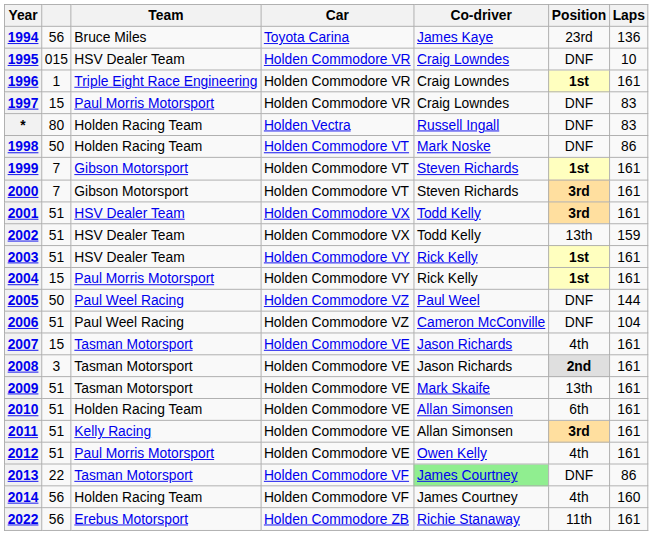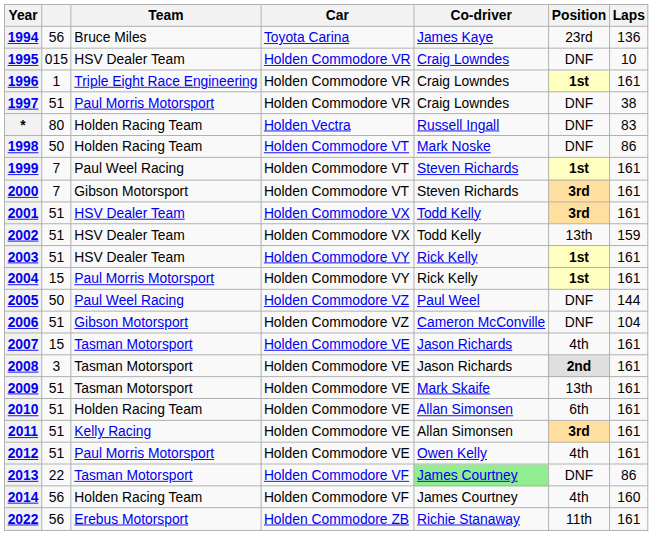(56, 103) 15 -> (56, 103) 51
(629, 103) 83 -> (629, 103) 38
(131, 169) Gibson Motorsport -> (129, 169) Paul Weel Racing
(129, 322) Paul Weel Racing -> (131, 322) Gibson Motorsport
